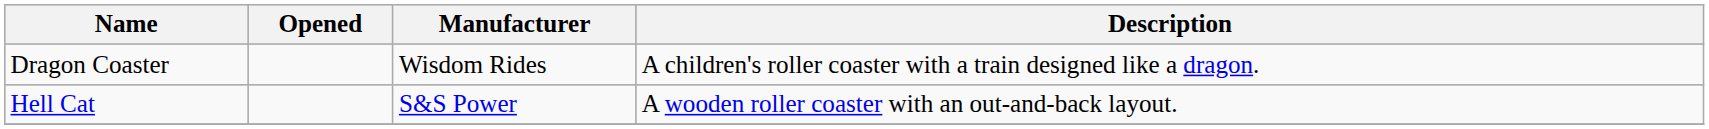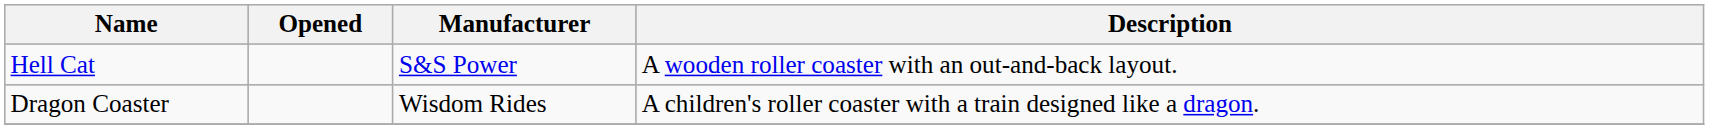rows swapped: (53, 104) <-> (90, 64)
